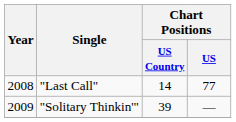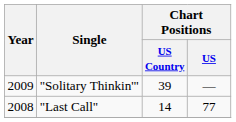rows swapped: (69, 86) <-> (89, 106)
